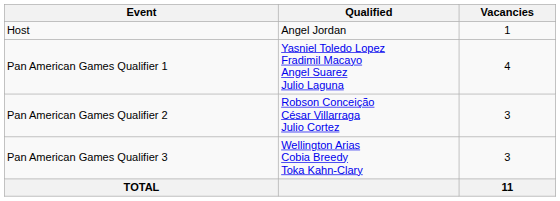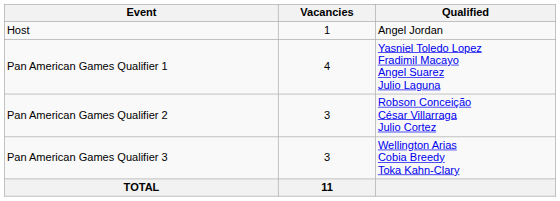columns swapped: (507, 13) <-> (369, 13)
